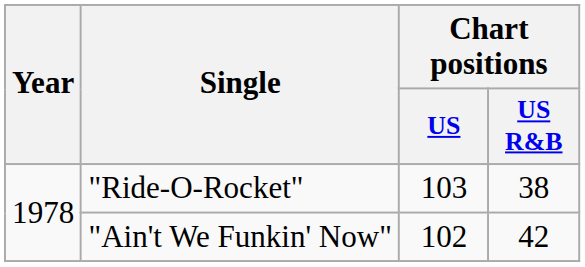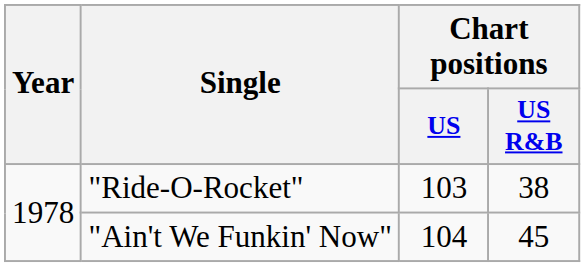(444, 236) 102 -> (444, 236) 104
(534, 236) 42 -> (534, 236) 45
